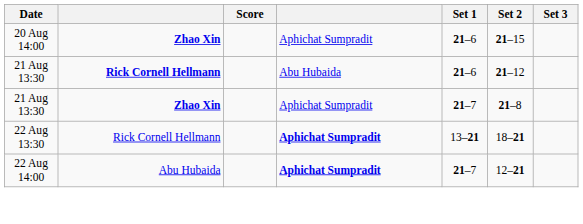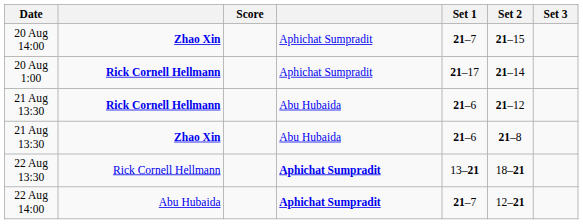(465, 40) 21–6 -> (465, 40) 21–7
+ row: (31, 72)
(326, 105) Aphichat Sumpradit -> (310, 137) Abu Hubaida
(465, 105) 21–7 -> (465, 137) 21–6
